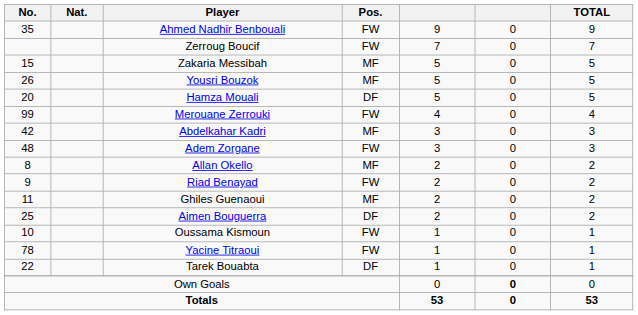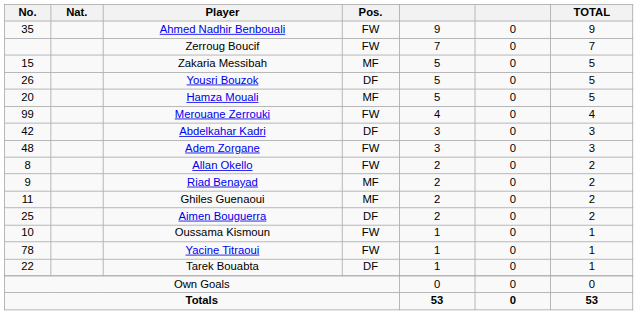(371, 80) MF -> (371, 80) DF
(371, 97) DF -> (371, 97) MF
(371, 131) MF -> (371, 131) DF
(371, 165) MF -> (371, 165) FW
(371, 182) FW -> (371, 182) MF
(513, 283) bold -> (513, 283) normal
